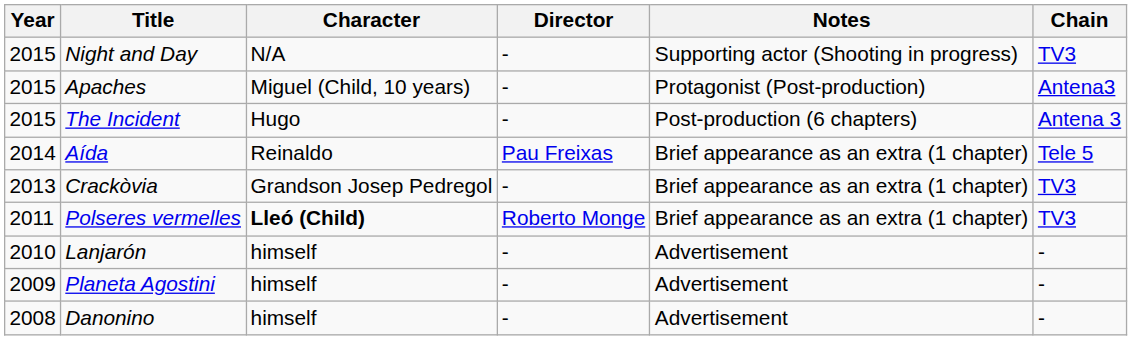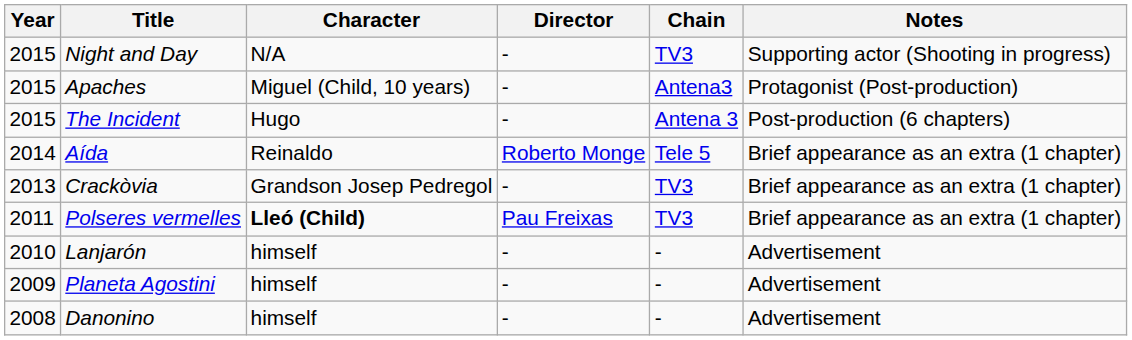columns swapped: (1080, 20) <-> (842, 20)
(557, 152) Pau Freixas -> (574, 152) Roberto Monge
(574, 218) Roberto Monge -> (557, 218) Pau Freixas
